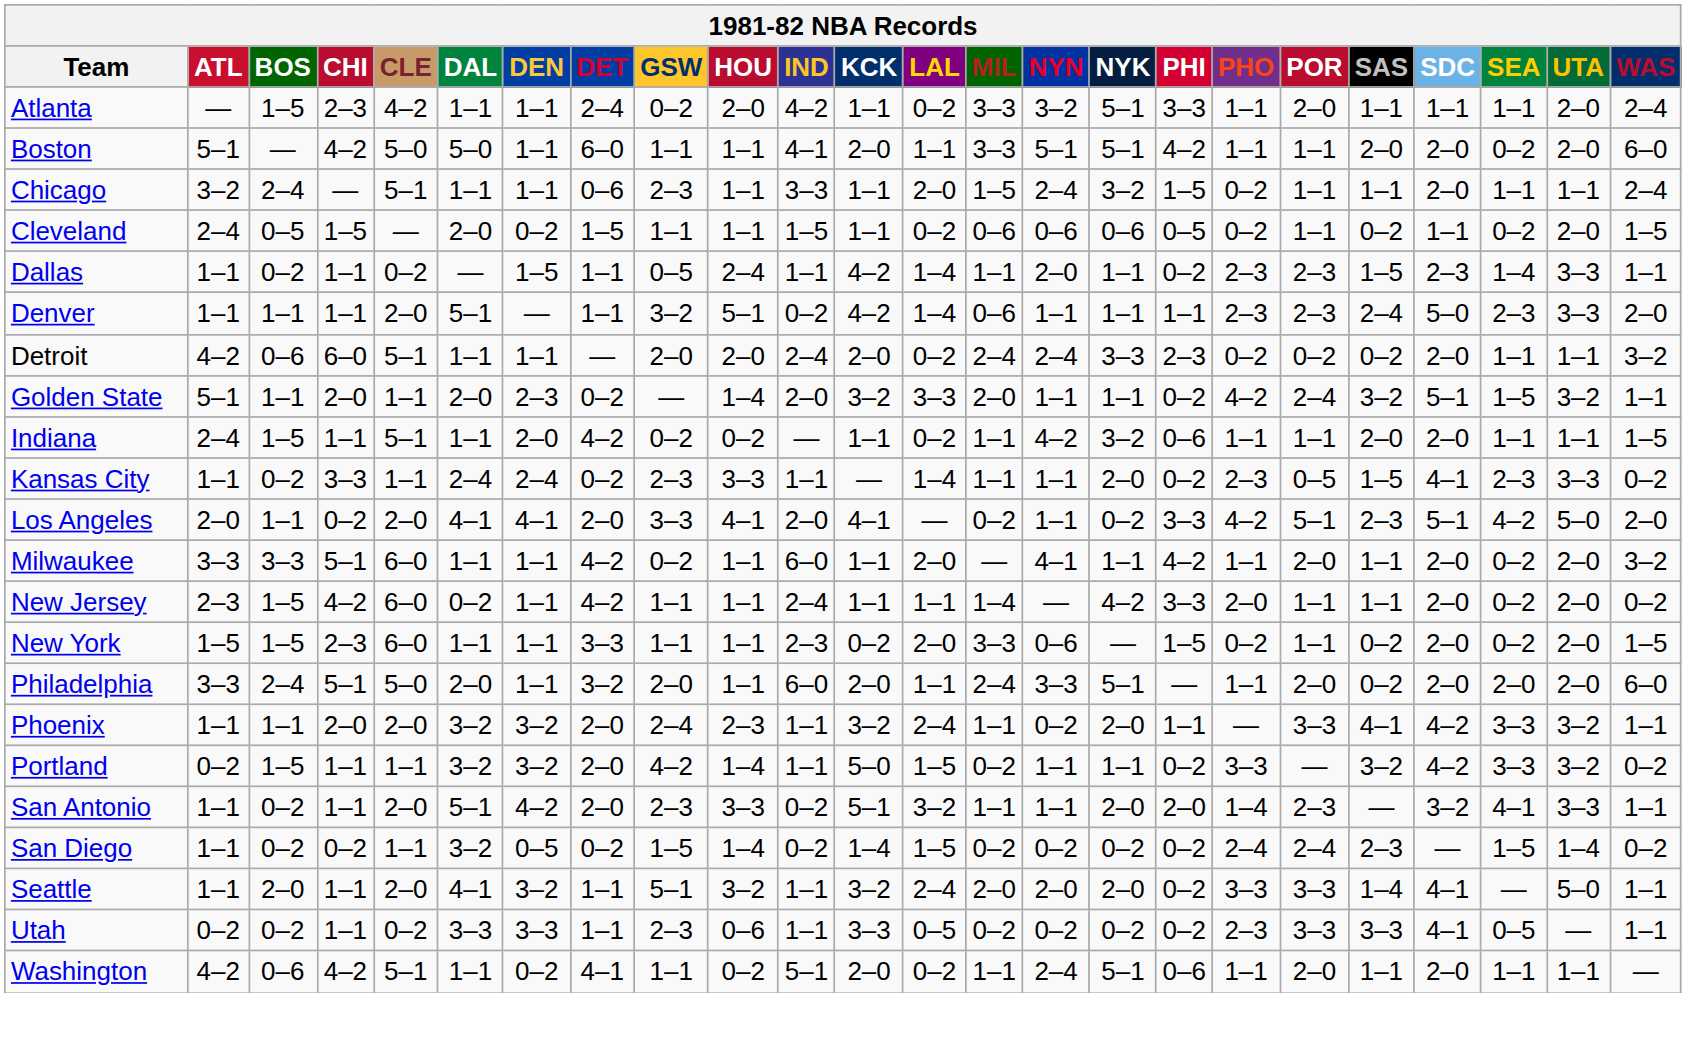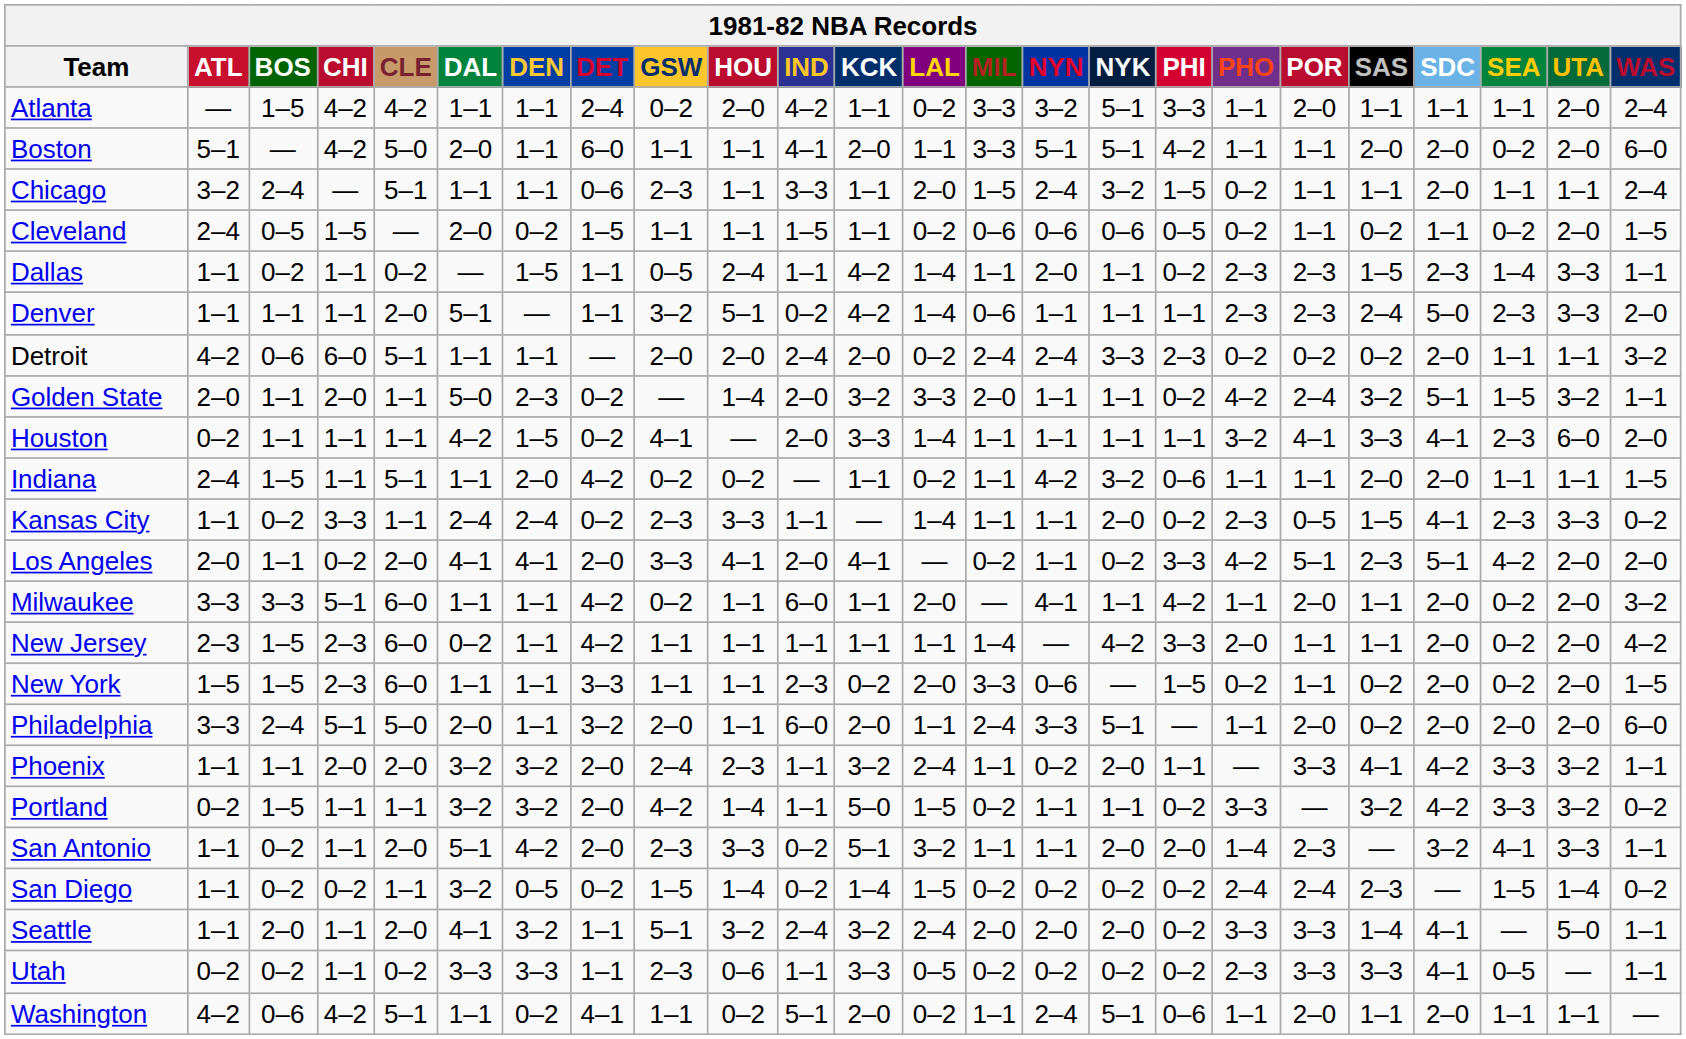(345, 108) 2–3 -> (345, 108) 4–2
(471, 149) 5–0 -> (471, 149) 2–0
(218, 396) 5–1 -> (218, 396) 2–0
(471, 396) 2–0 -> (471, 396) 5–0
+ row: (59, 437)
(1578, 519) 5–0 -> (1578, 561) 2–0
(345, 602) 4–2 -> (345, 643) 2–3
(806, 602) 2–4 -> (806, 643) 1–1
(1646, 602) 0–2 -> (1646, 643) 4–2
(806, 890) 1–1 -> (806, 931) 2–4
